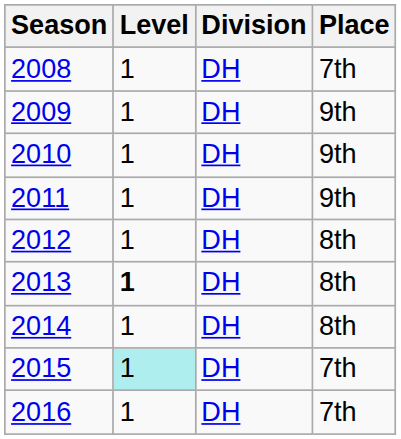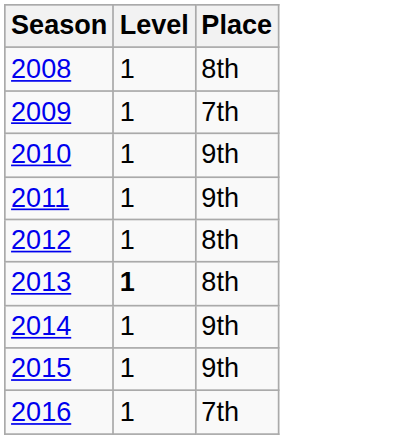- column: (254, 25)
(338, 68) 7th -> (220, 68) 8th
(338, 111) 9th -> (220, 111) 7th
(338, 326) 8th -> (220, 326) 9th
(127, 369) paleturquoise background -> (127, 369) no background
(338, 369) 7th -> (220, 369) 9th
